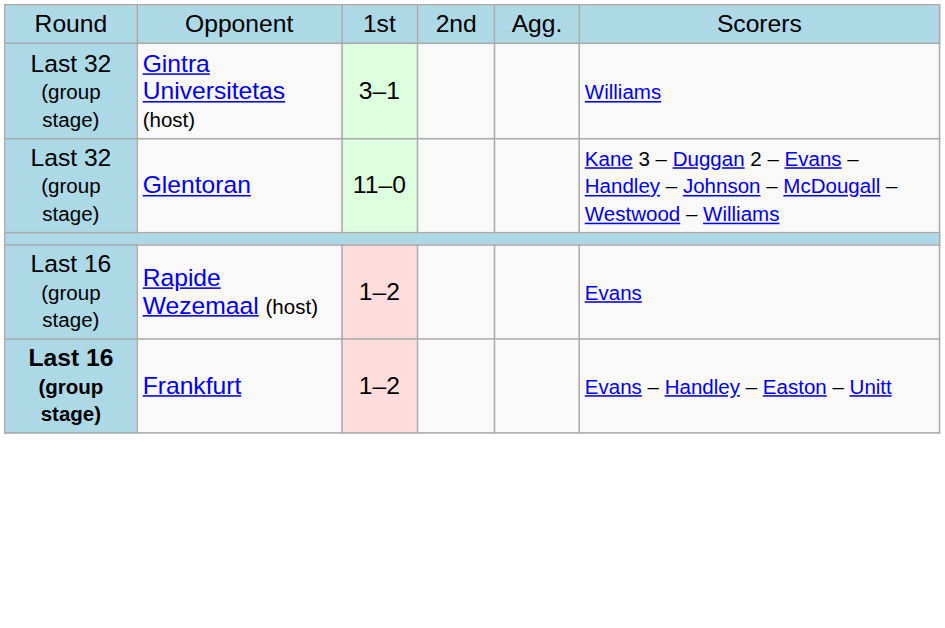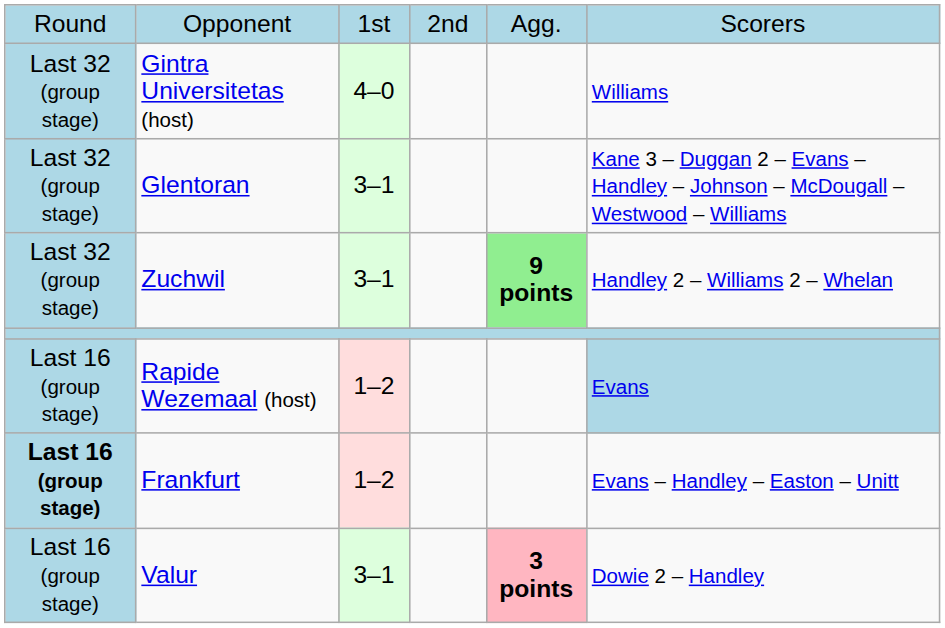(379, 90) 3–1 -> (374, 90) 4–0
(379, 185) 11–0 -> (374, 185) 3–1
+ row: (183, 279)
(613, 292) no background -> (620, 387) lightblue background
+ row: (169, 574)
